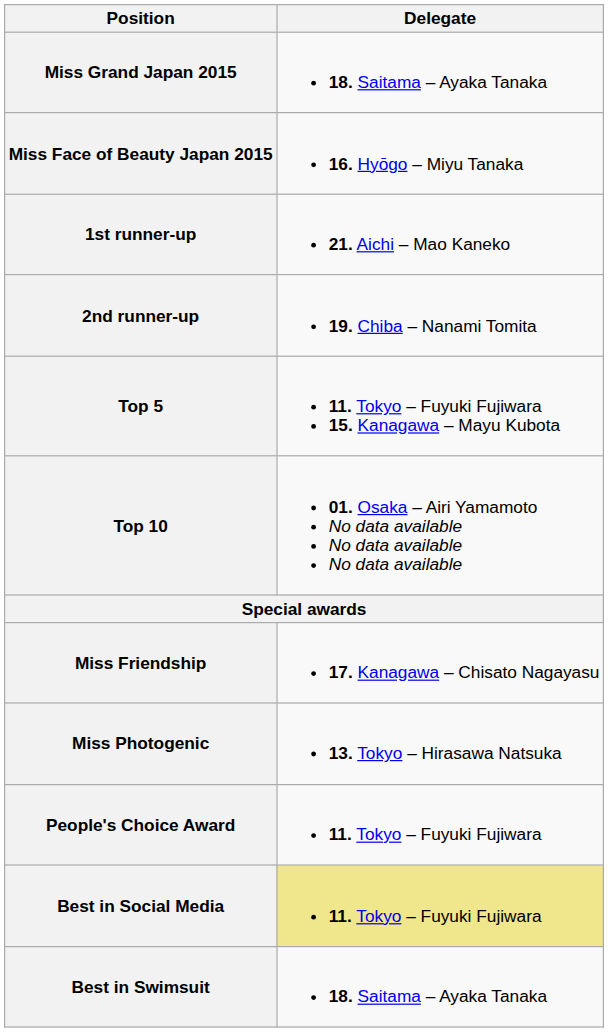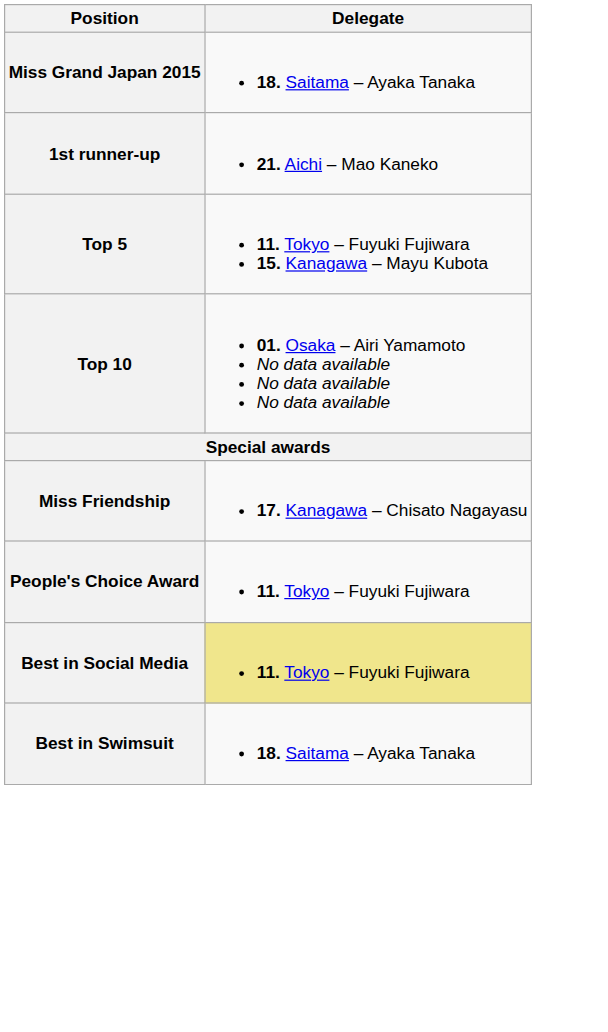- row: (141, 154)
- row: (141, 316)
- row: (141, 744)
